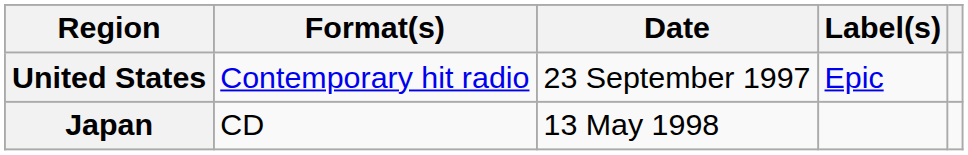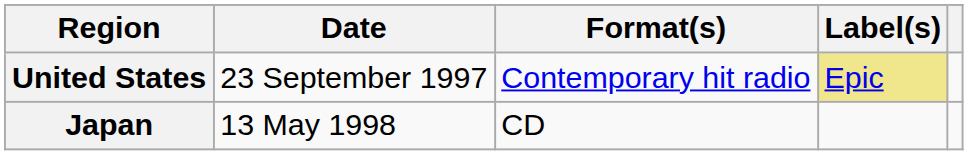columns swapped: (677, 28) <-> (375, 28)
(854, 76) no background -> (854, 76) khaki background
